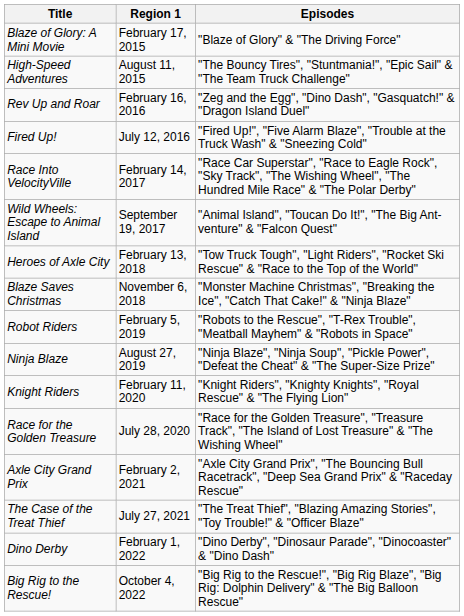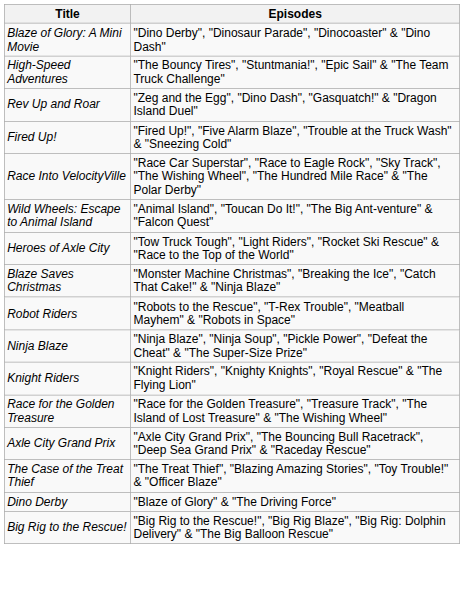- column: (156, 14)
(299, 39) "Blaze of Glory" & "The Driving Force" -> (282, 39) "Dino Derby", "Dinosaur Parade", "Dinocoaster" & "Dino Dash"
(325, 549) "Dino Derby", "Dinosaur Parade", "Dinocoaster" & "Dino Dash" -> (235, 501) "Blaze of Glory" & "The Driving Force"
